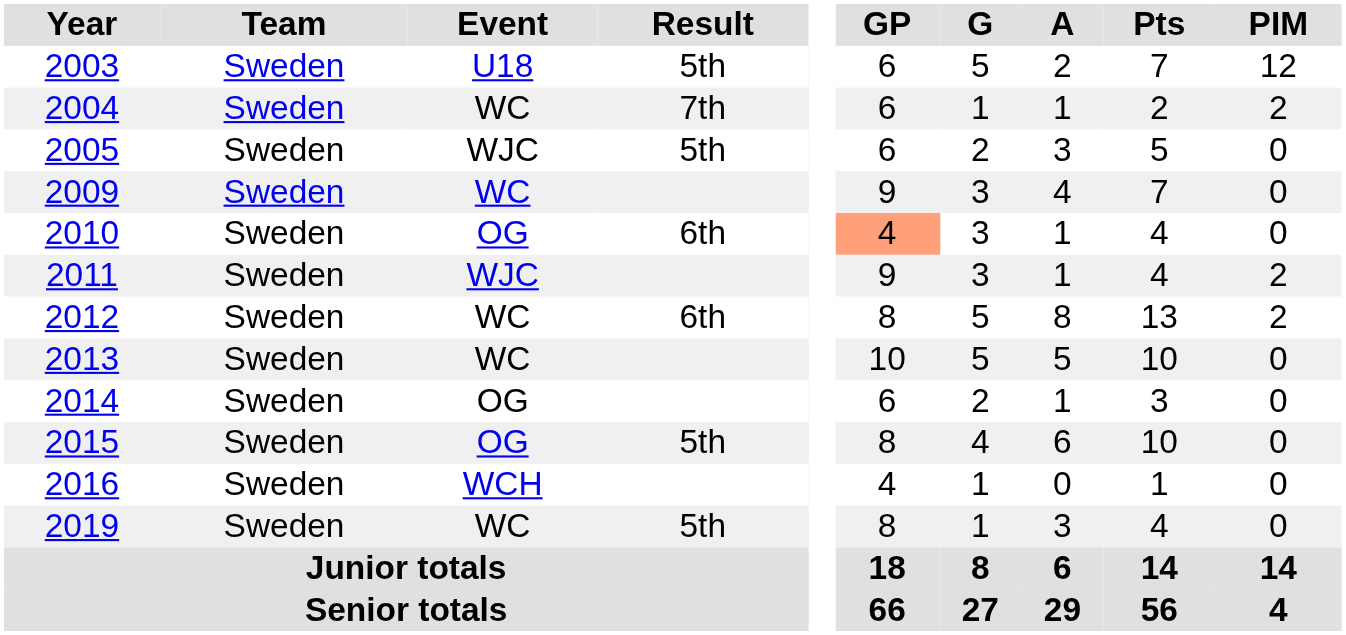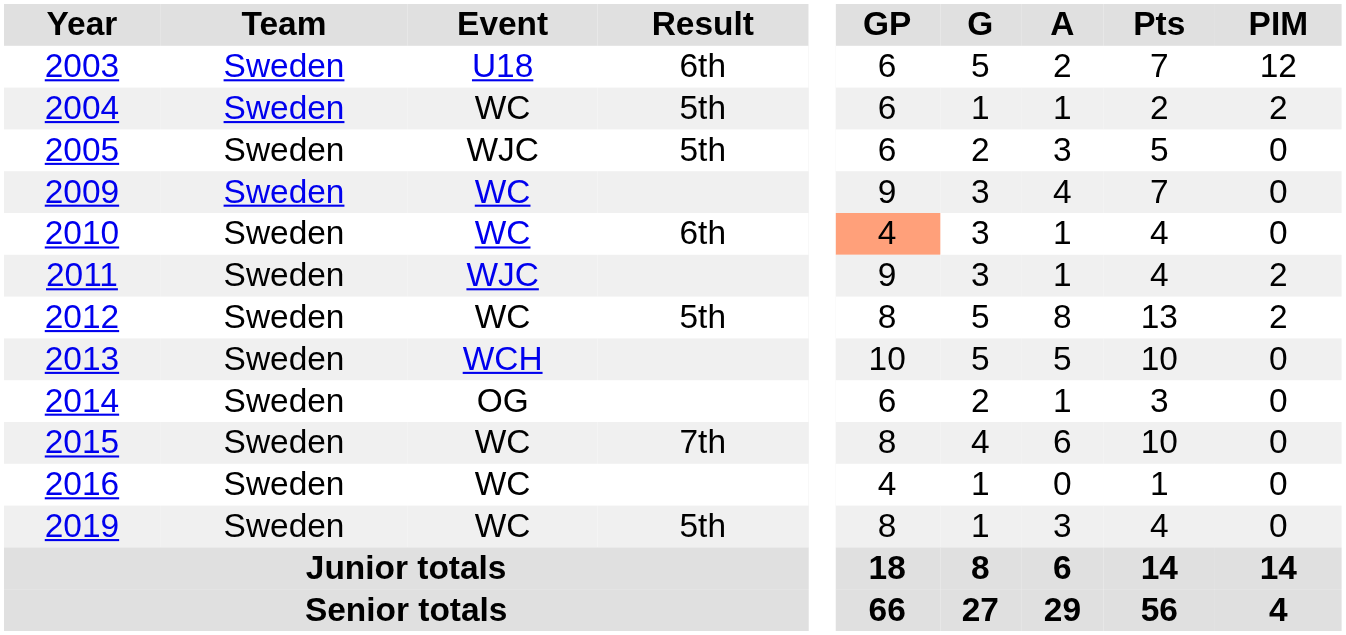(703, 66) 5th -> (703, 66) 6th
(703, 107) 7th -> (703, 107) 5th
(503, 233) OG -> (503, 233) WC
(703, 316) 6th -> (703, 316) 5th
(503, 358) WC -> (503, 358) WCH
(503, 442) OG -> (503, 442) WC
(703, 442) 5th -> (703, 442) 7th
(503, 484) WCH -> (503, 484) WC
